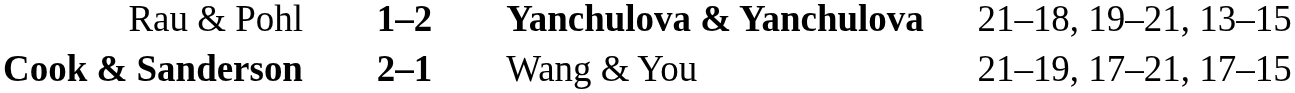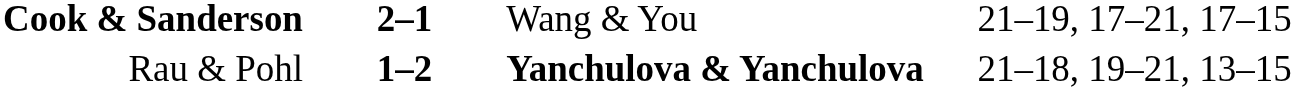rows swapped: (216, 18) <-> (153, 69)
